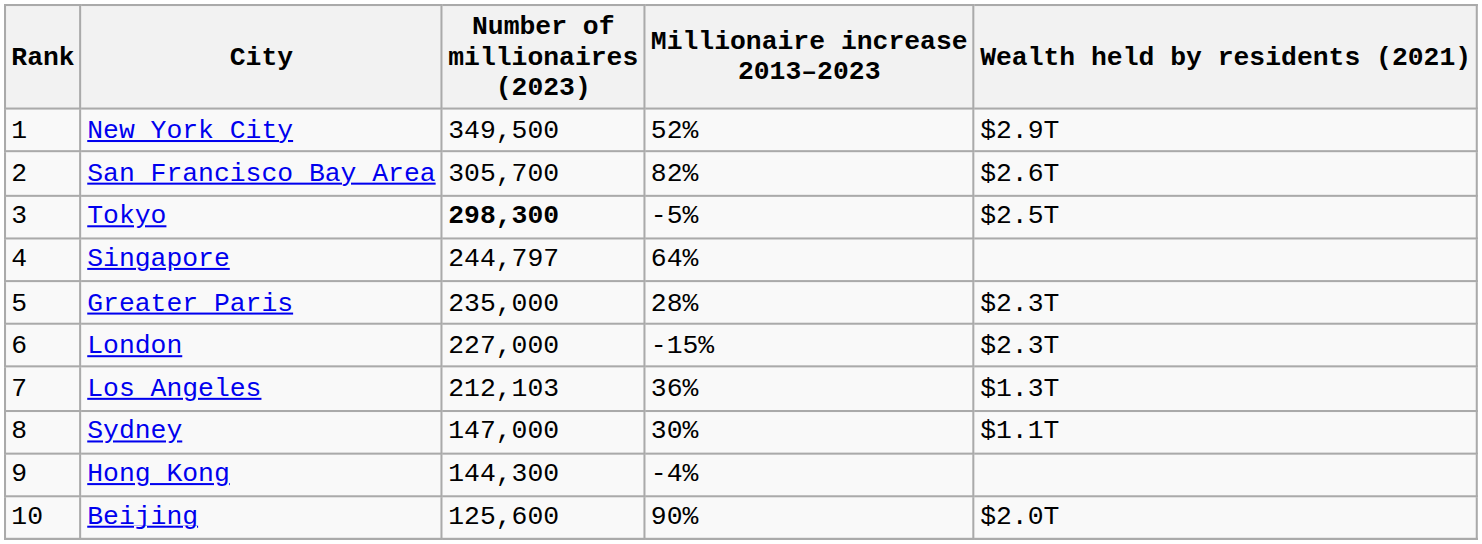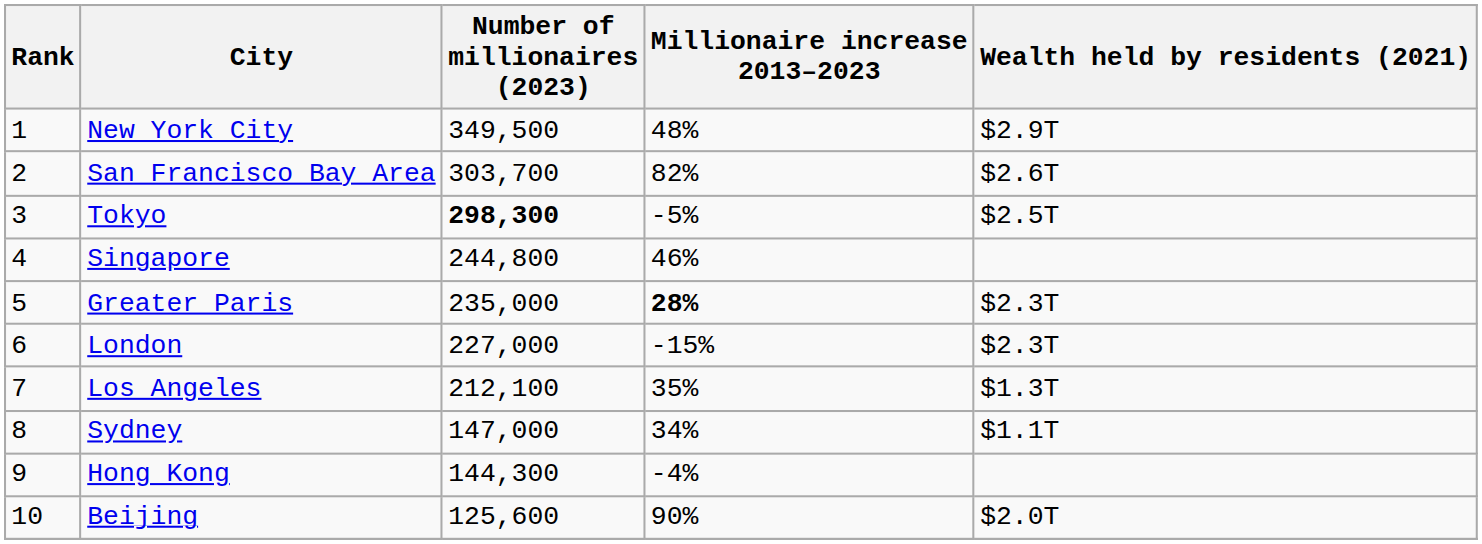(675, 130) 52% -> (675, 130) 48%
(504, 173) 305,700 -> (504, 173) 303,700
(504, 259) 244,797 -> (504, 259) 244,800
(675, 259) 64% -> (675, 259) 46%
(675, 302) normal -> (675, 302) bold
(504, 388) 212,103 -> (504, 388) 212,100
(675, 388) 36% -> (675, 388) 35%
(675, 432) 30% -> (675, 432) 34%
